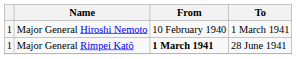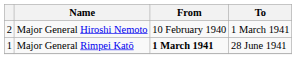(9, 29) 1 -> (9, 29) 2
